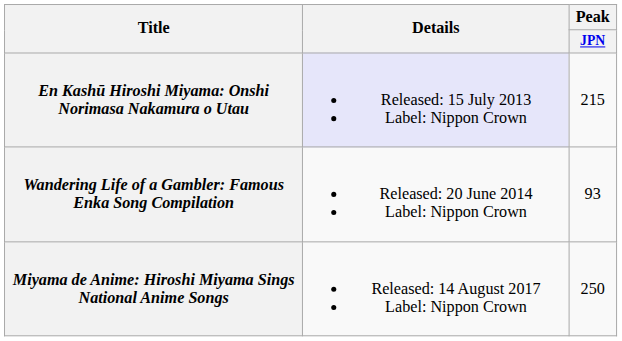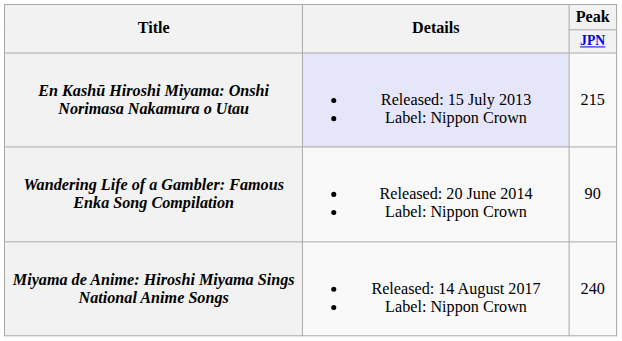(593, 194) 93 -> (593, 194) 90
(593, 288) 250 -> (593, 288) 240
